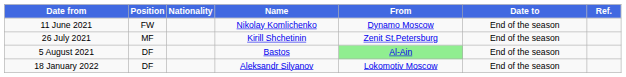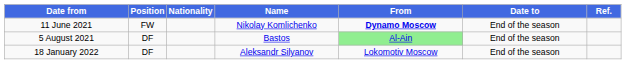(401, 25) normal -> (401, 25) bold
- row: (66, 39)
